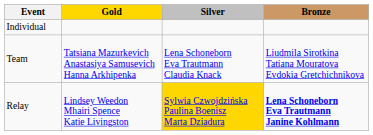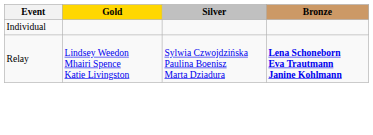- row: (17, 58)
(206, 111) gold background -> (206, 64) no background
